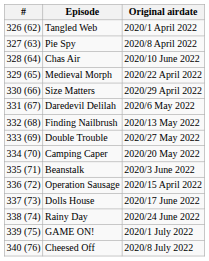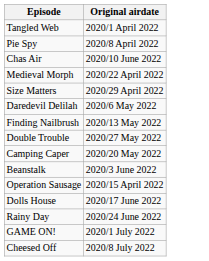- column: (24, 12)
